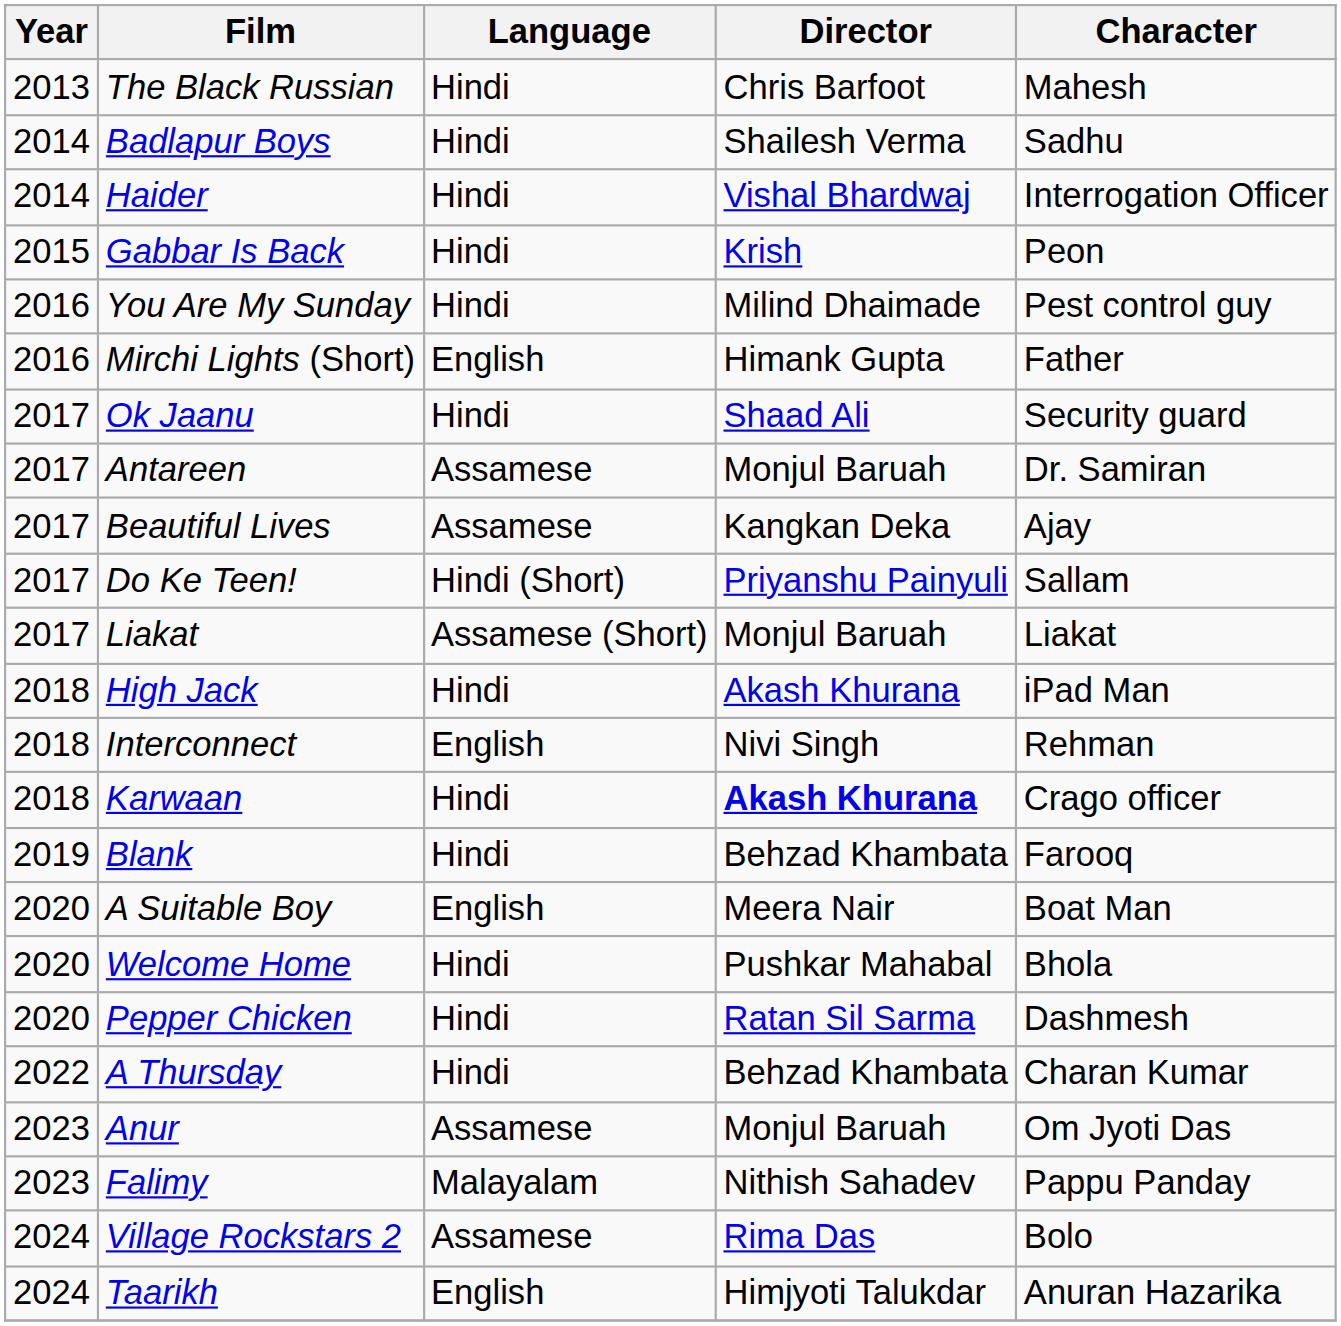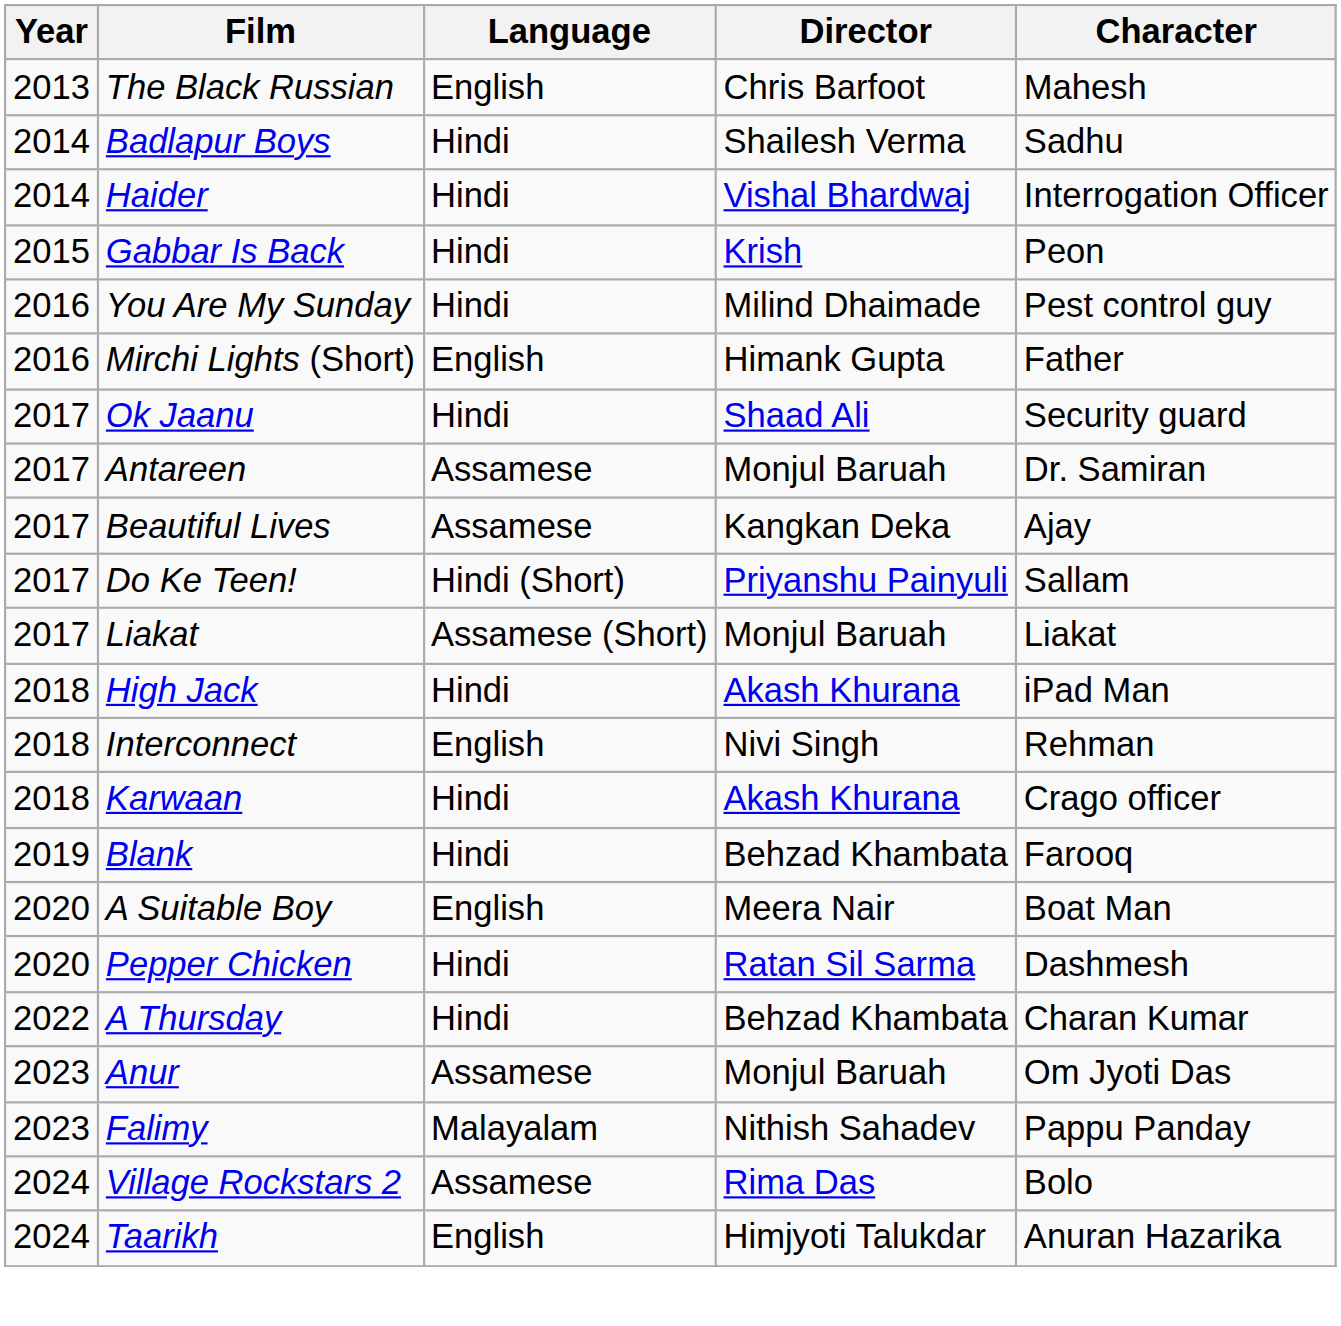(470, 86) Hindi -> (488, 86) English
(850, 799) bold -> (842, 799) normal
- row: (228, 963)
